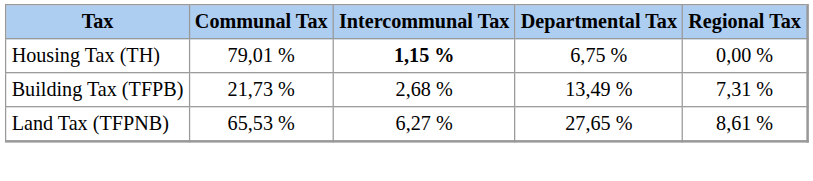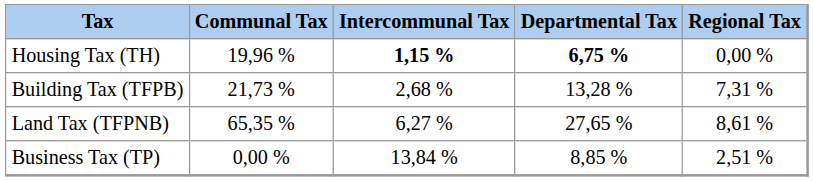(261, 55) 79,01 % -> (261, 55) 19,96 %
(599, 55) normal -> (599, 55) bold
(599, 89) 13,49 % -> (599, 89) 13,28 %
(261, 123) 65,53 % -> (261, 123) 65,35 %
+ row: (86, 157)
